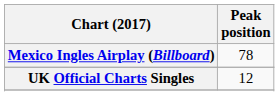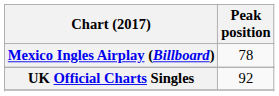(246, 78) 12 -> (246, 78) 92
